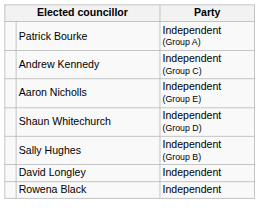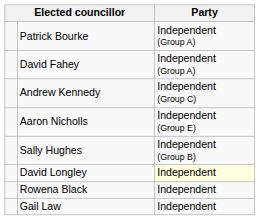+ row: (49, 64)
- row: (65, 122)
(192, 173) no background -> (187, 173) lightyellow background
+ row: (40, 206)
